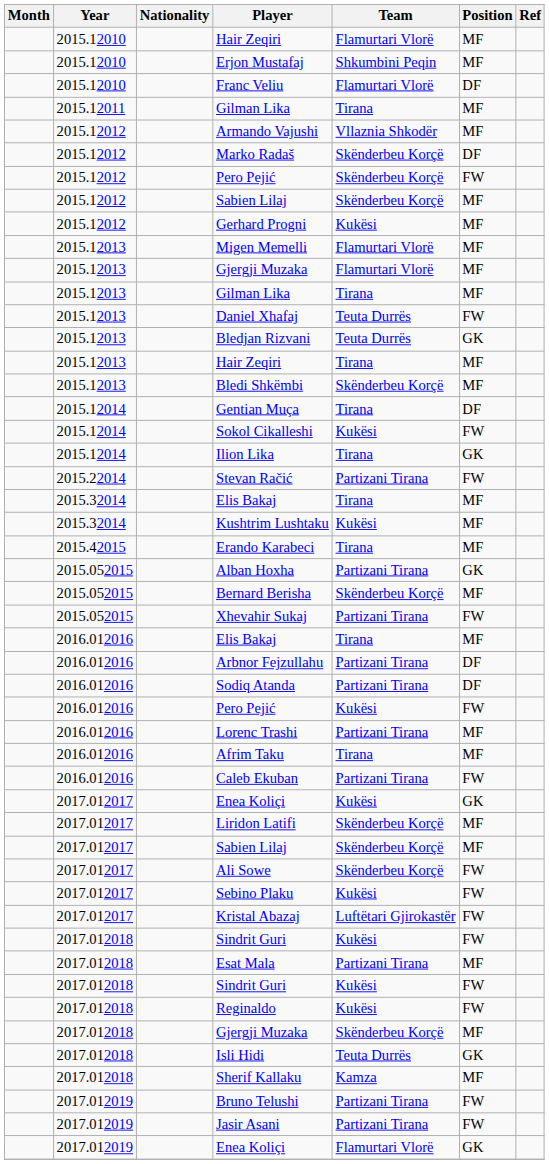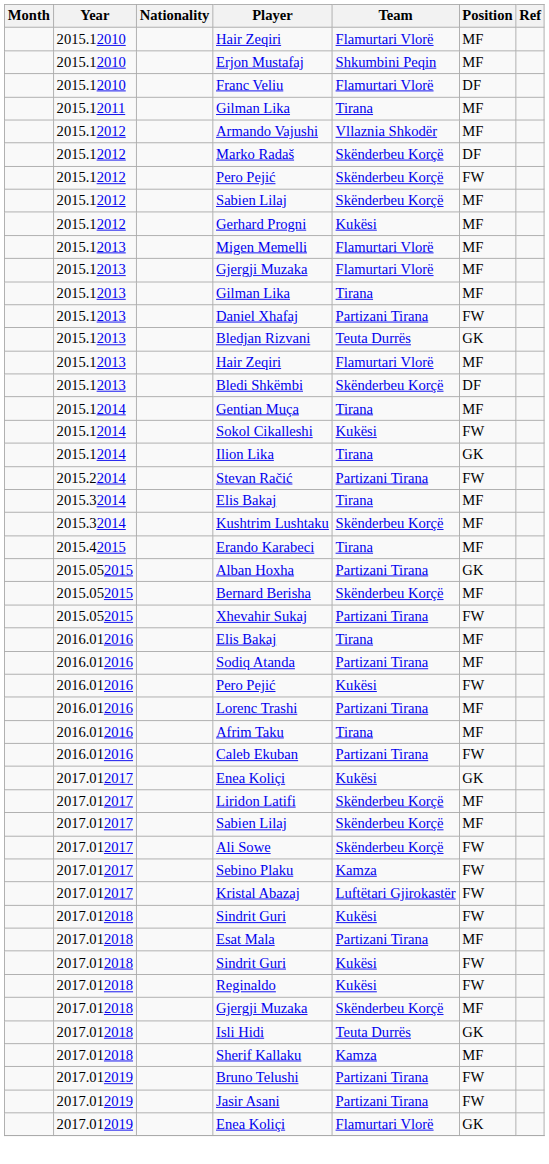(373, 316) Teuta Durrës -> (382, 316) Partizani Tirana
(354, 362) Tirana -> (385, 362) Flamurtari Vlorë
(473, 385) MF -> (472, 385) DF
(472, 408) DF -> (473, 408) MF
(356, 524) Kukësi -> (390, 524) Skënderbeu Korçë
- row: (95, 662)
(472, 685) DF -> (473, 662) MF
(356, 893) Kukësi -> (356, 870) Kamza
